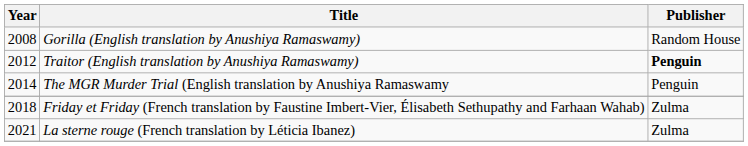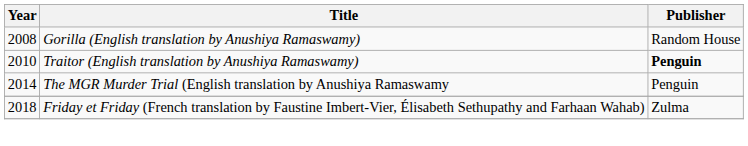(22, 61) 2012 -> (22, 61) 2010
- row: (199, 130)
